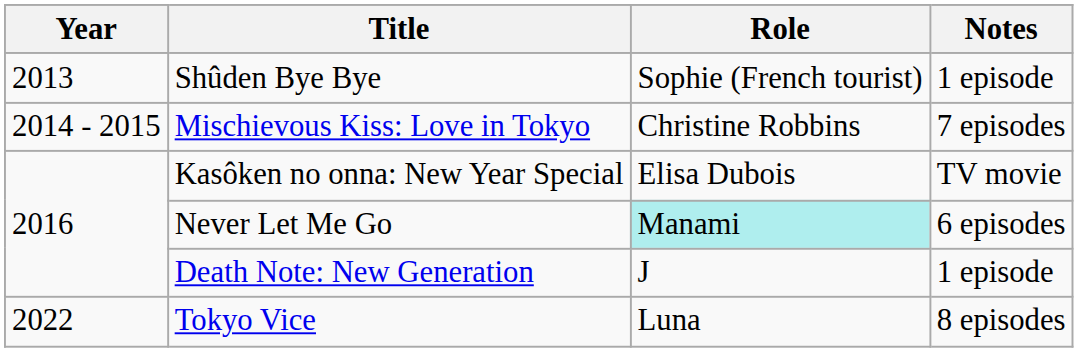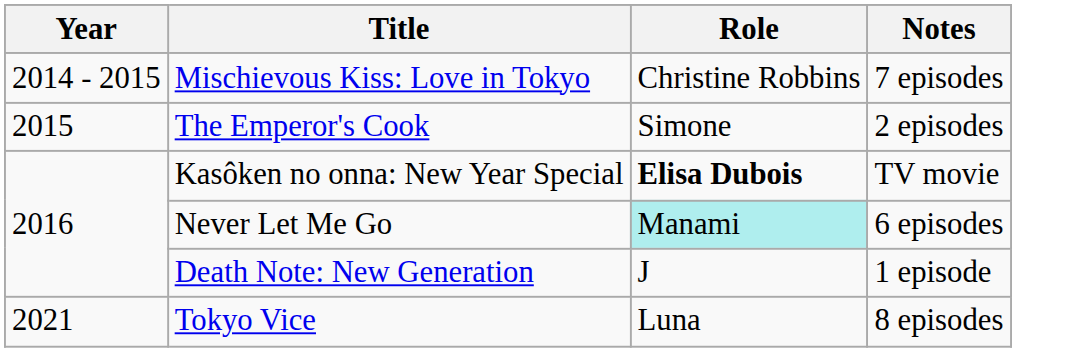- row: (278, 77)
+ row: (302, 126)
(717, 175) normal -> (720, 175) bold
(43, 321) 2022 -> (43, 321) 2021
